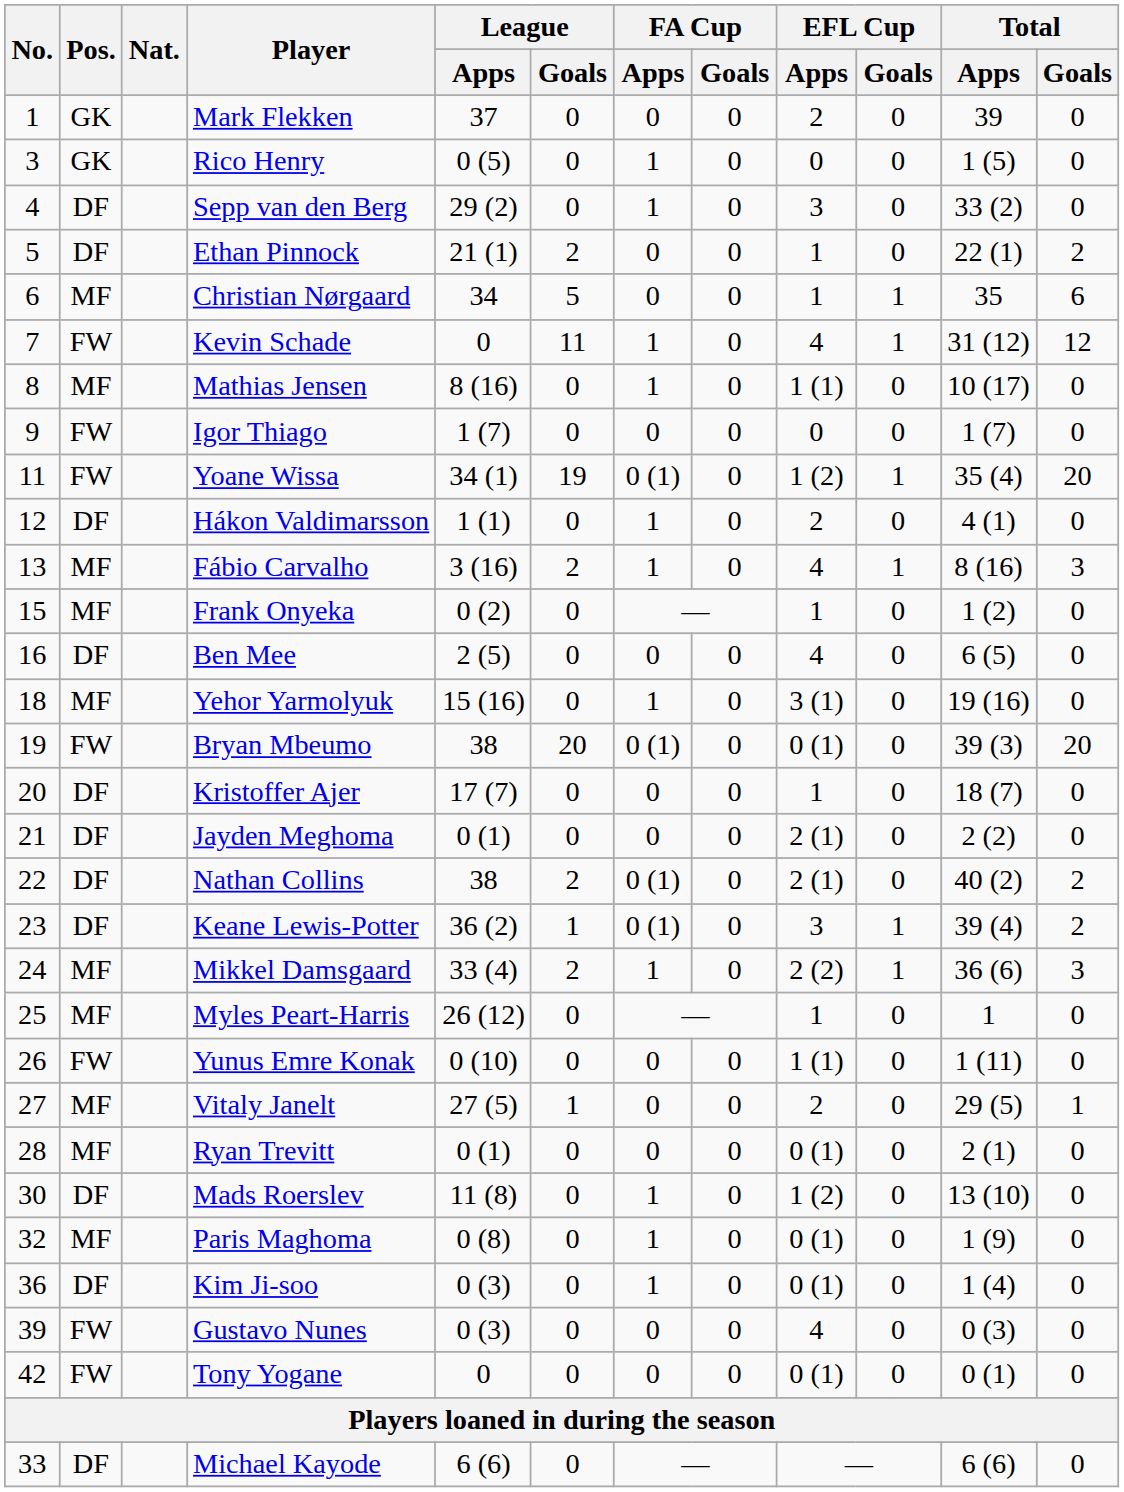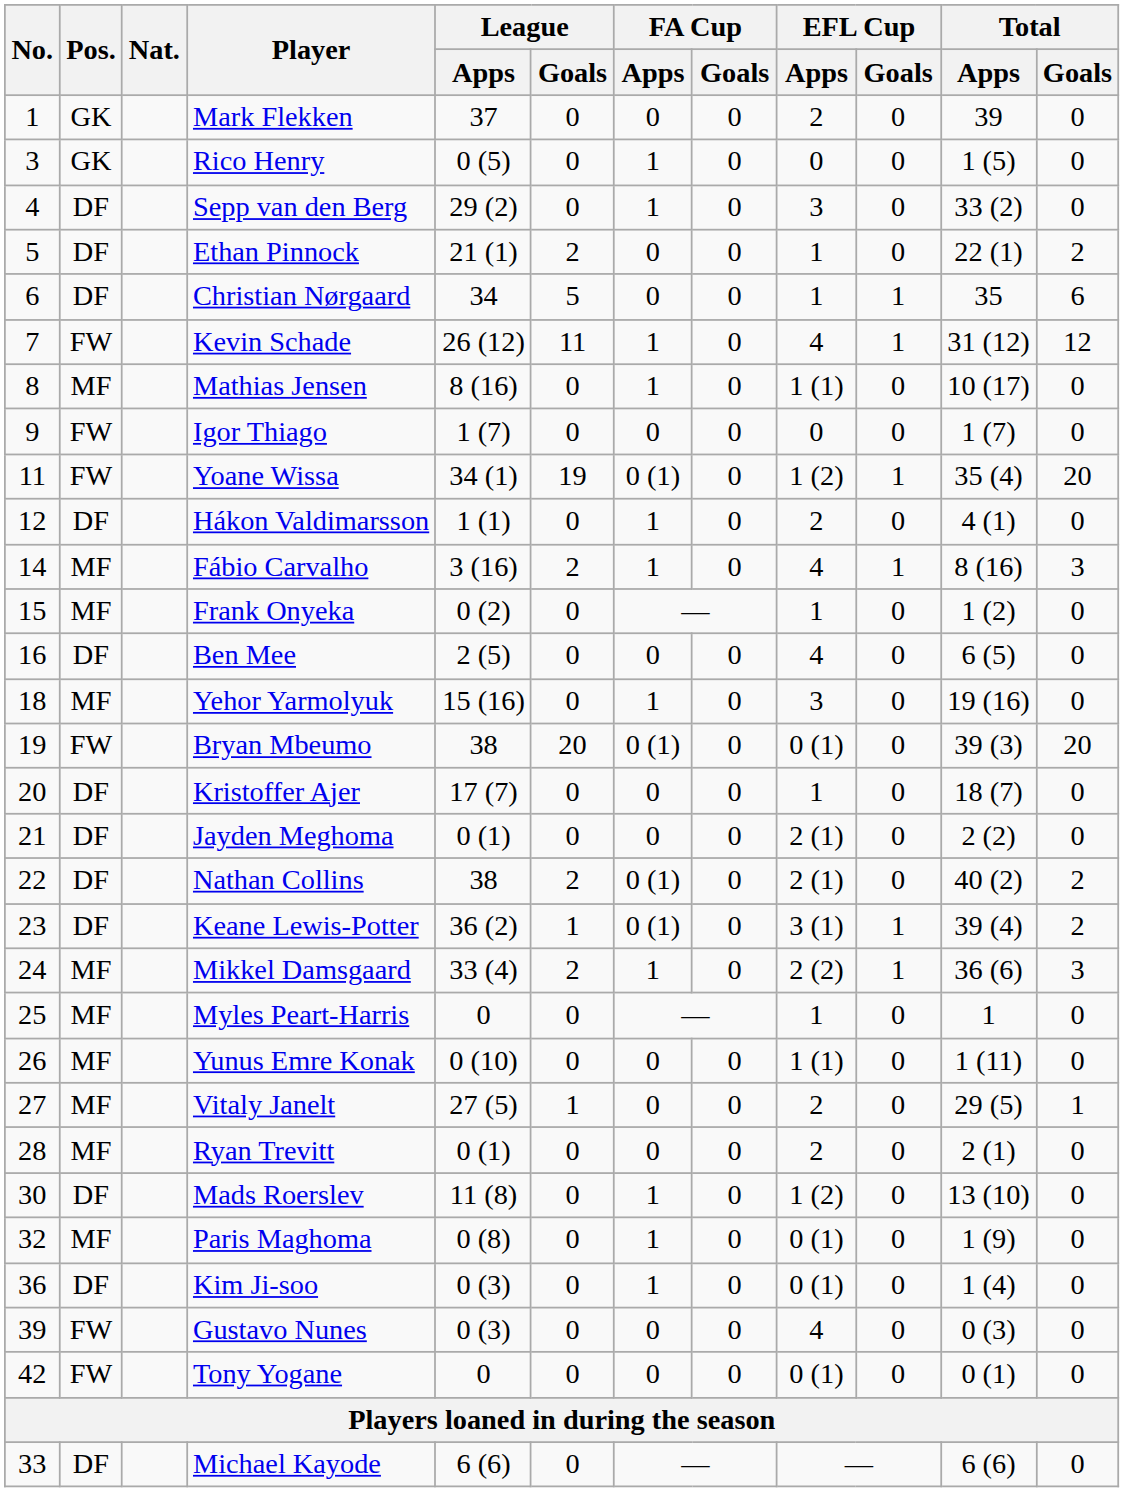(91, 296) MF -> (91, 296) DF
(484, 341) 0 -> (484, 341) 26 (12)
(32, 565) 13 -> (32, 565) 14
(816, 700) 3 (1) -> (816, 700) 3
(816, 925) 3 -> (816, 925) 3 (1)
(484, 1015) 26 (12) -> (484, 1015) 0
(91, 1059) FW -> (91, 1059) MF
(816, 1149) 0 (1) -> (816, 1149) 2
